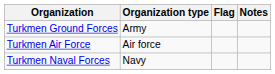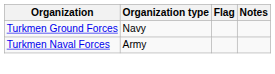(135, 28) Army -> (134, 28) Navy
- row: (49, 45)
(134, 61) Navy -> (135, 45) Army
